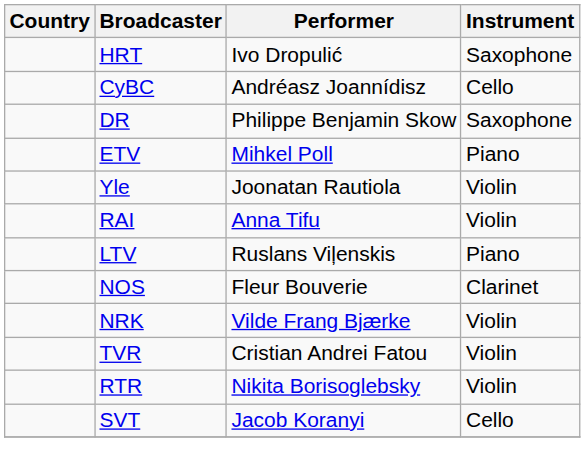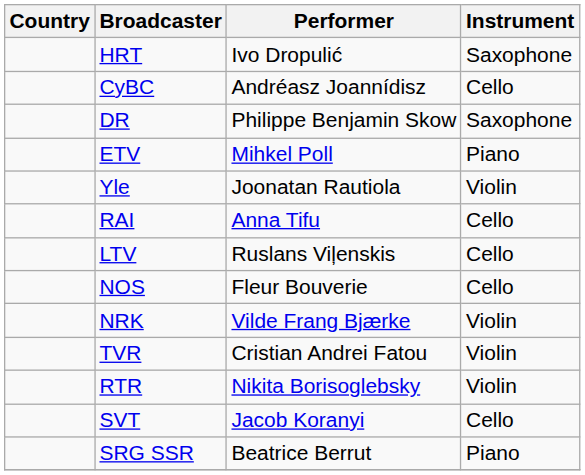(491, 220) Violin -> (490, 220) Cello
(493, 253) Piano -> (490, 253) Cello
(502, 287) Clarinet -> (490, 287) Cello
+ row: (147, 453)
